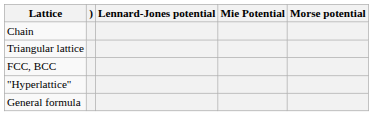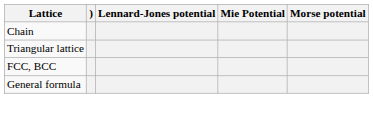- row: (39, 84)
